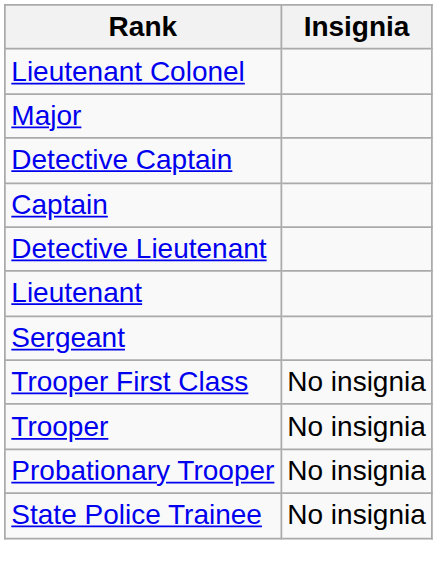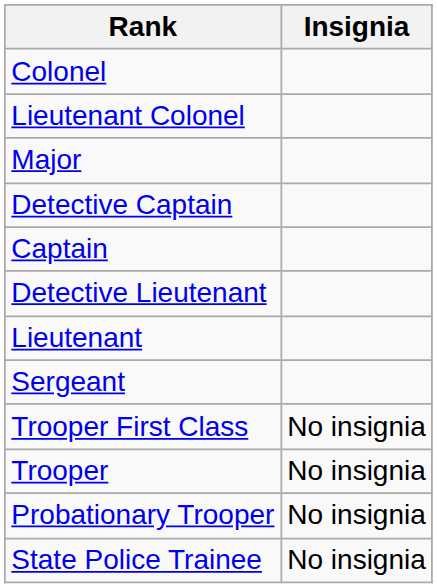+ row: (59, 71)
